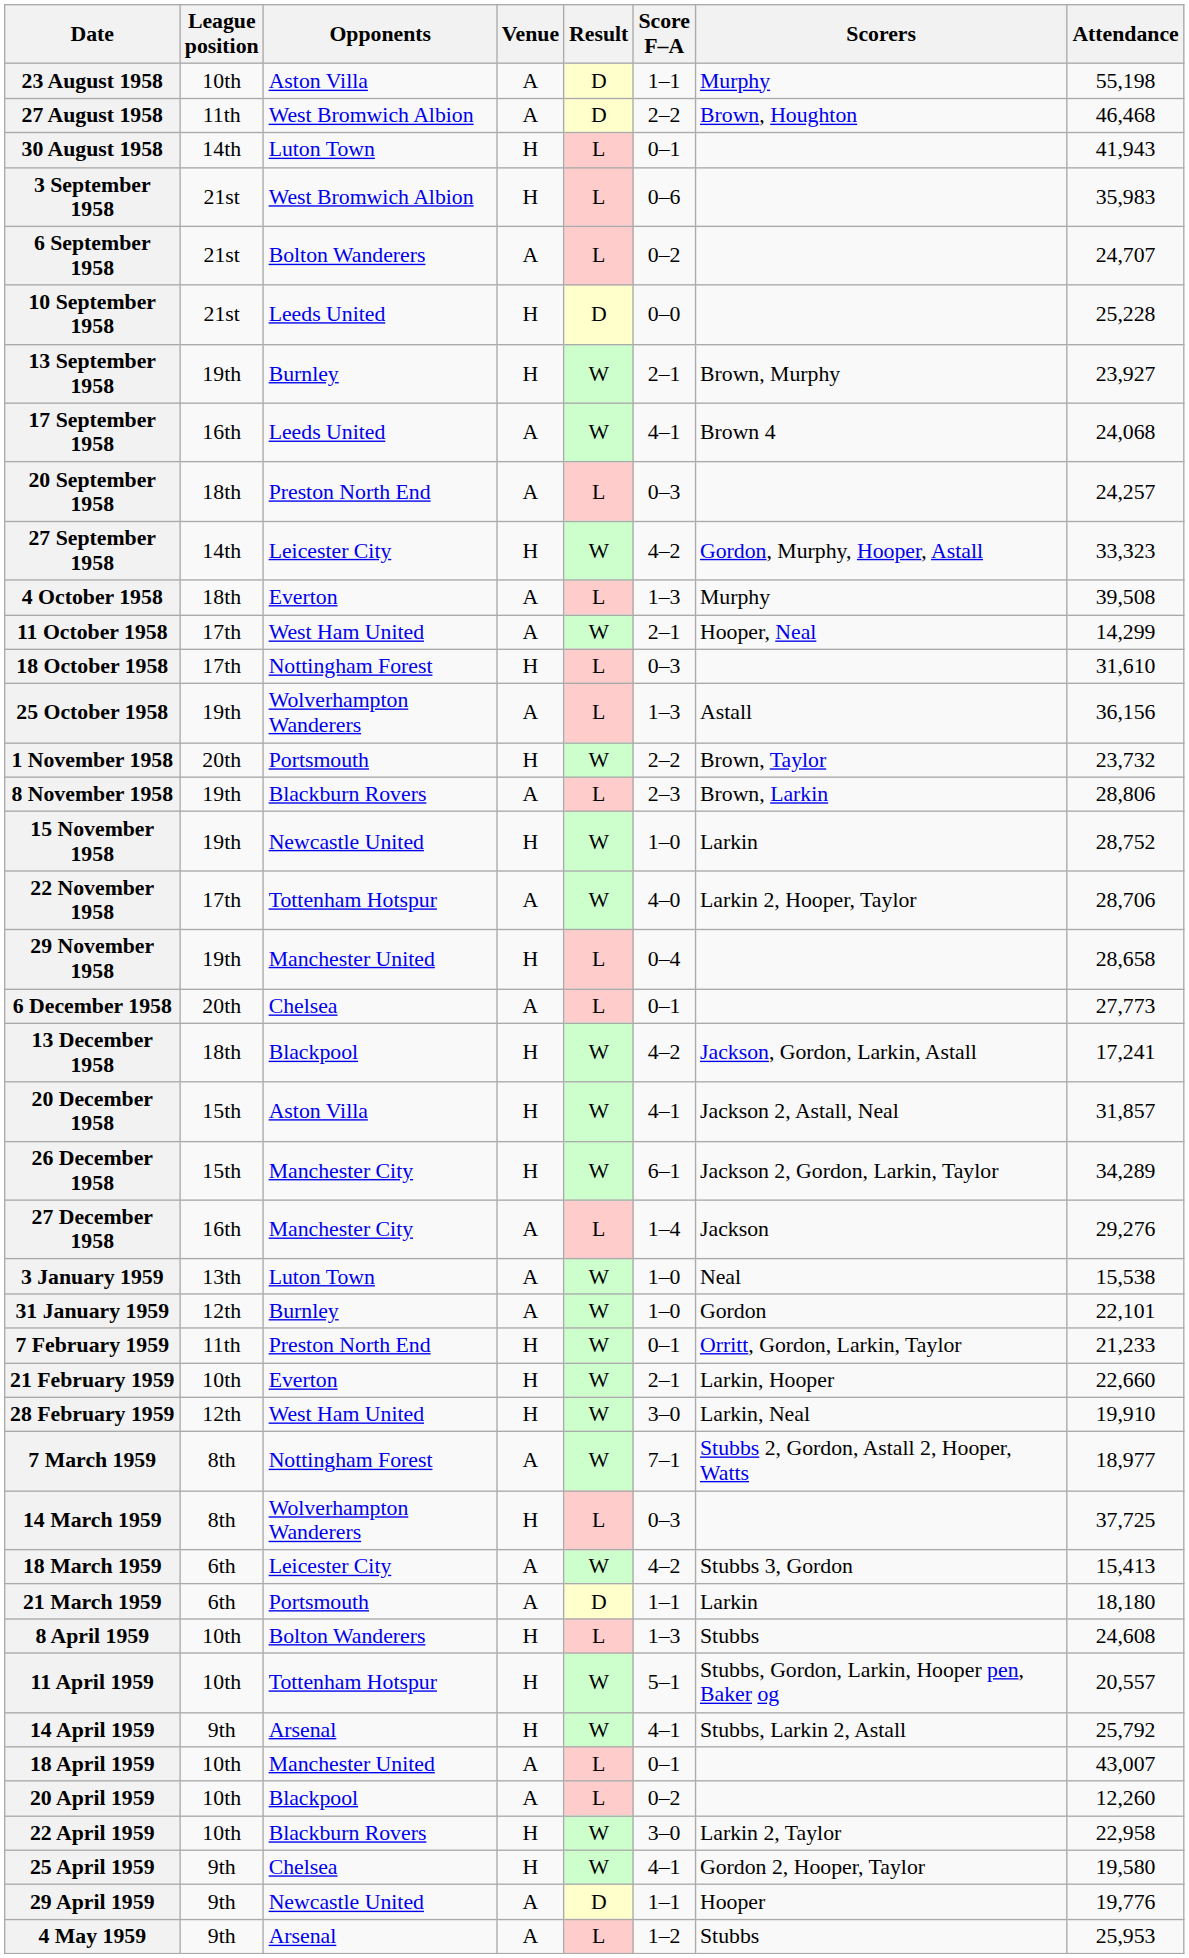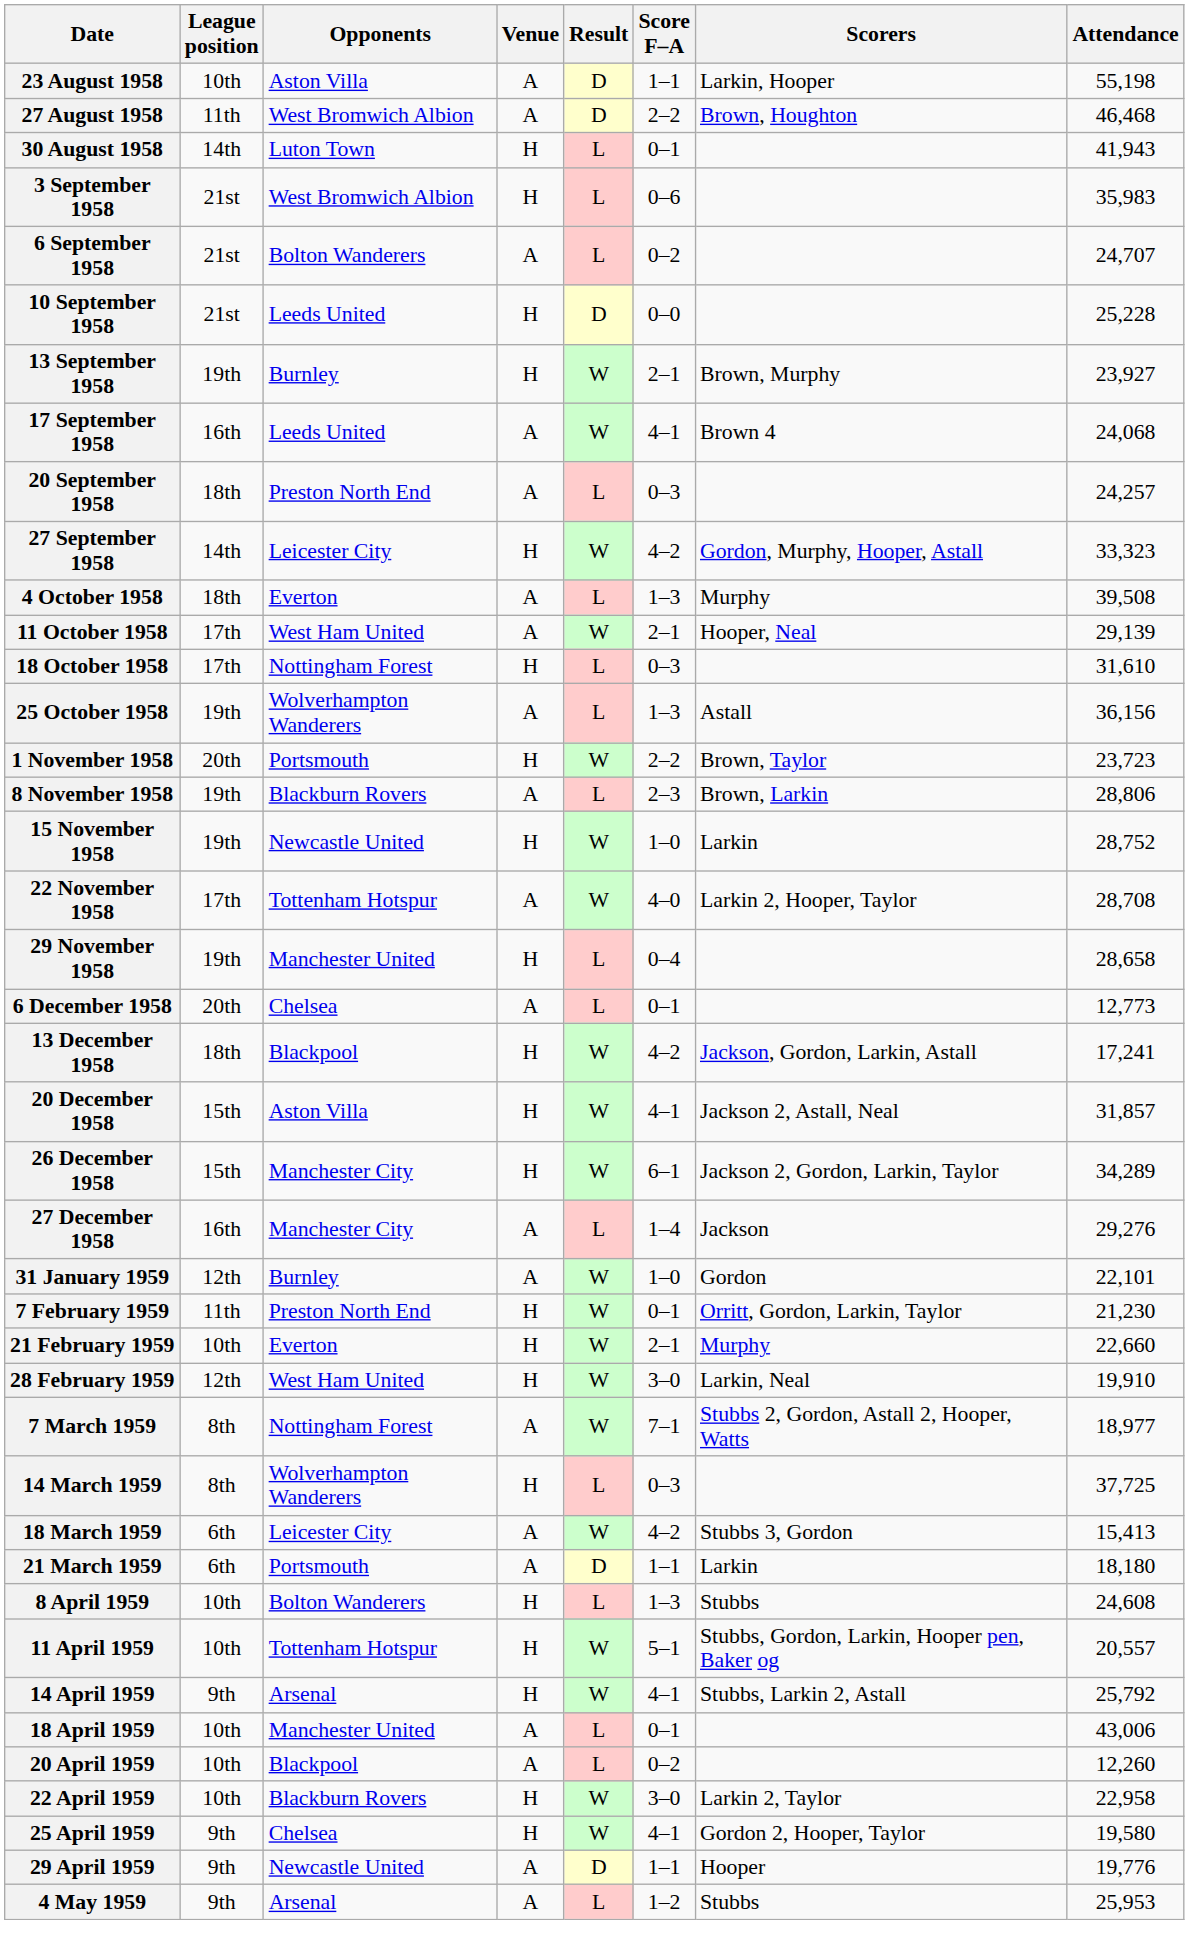(735, 80) Murphy -> (767, 80) Larkin, Hooper
(1126, 631) 14,299 -> (1126, 631) 29,139
(1126, 759) 23,732 -> (1126, 759) 23,723
(1126, 899) 28,706 -> (1126, 899) 28,708
(1126, 1005) 27,773 -> (1126, 1005) 12,773
- row: (92, 1276)
(1126, 1345) 21,233 -> (1126, 1310) 21,230
(767, 1379) Larkin, Hooper -> (735, 1345) Murphy
(1126, 1763) 43,007 -> (1126, 1729) 43,006
